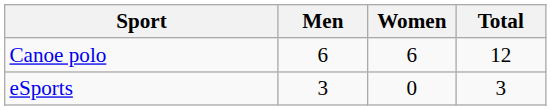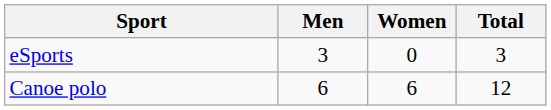rows swapped: (58, 54) <-> (41, 88)
